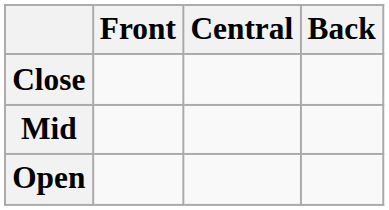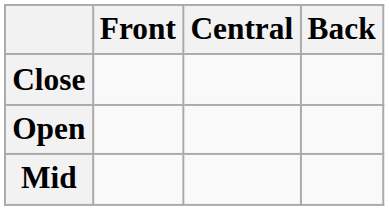rows swapped: (49, 128) <-> (49, 178)
